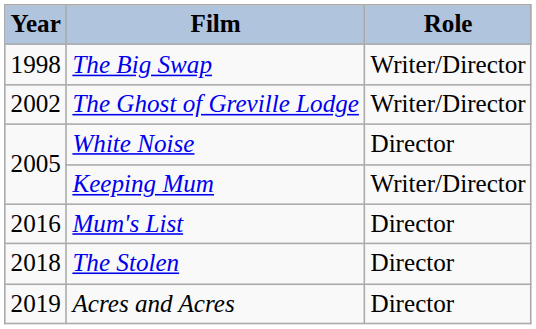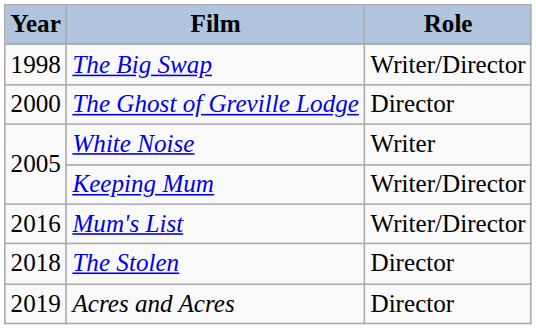(36, 104) 2002 -> (36, 104) 2000
(448, 104) Writer/Director -> (412, 104) Director
(412, 143) Director -> (403, 143) Writer
(412, 223) Director -> (448, 223) Writer/Director
